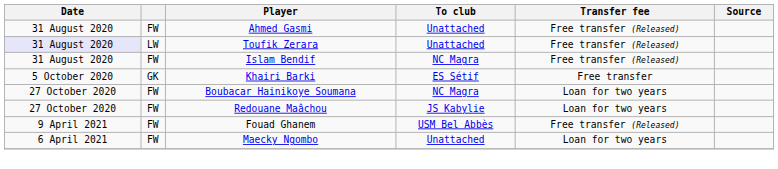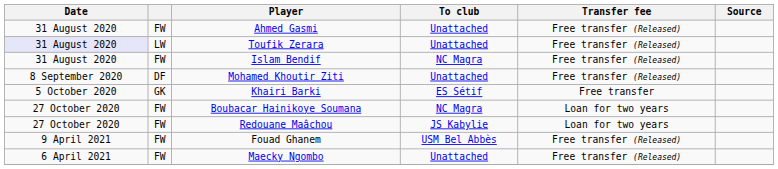+ row: (286, 77)
(615, 141) Loan for two years -> (617, 157) Free transfer (Released)
